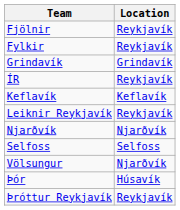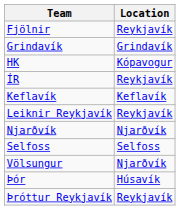- row: (25, 46)
+ row: (13, 63)
